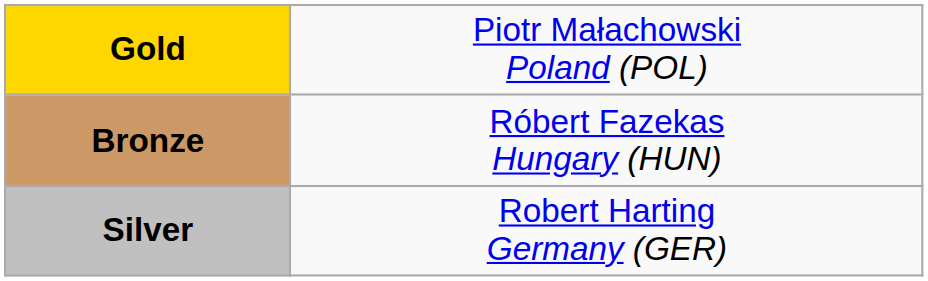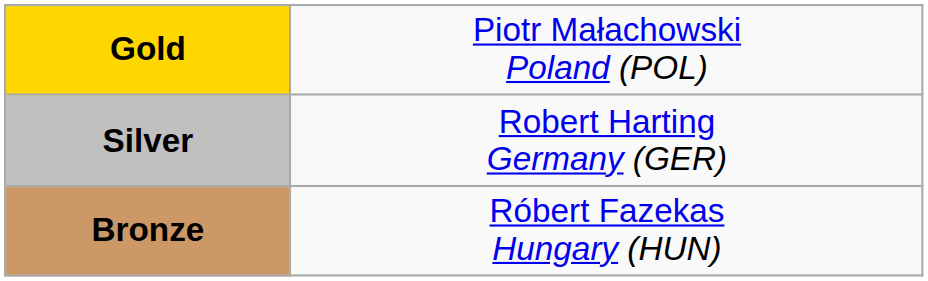rows swapped: (148, 230) <-> (148, 139)
